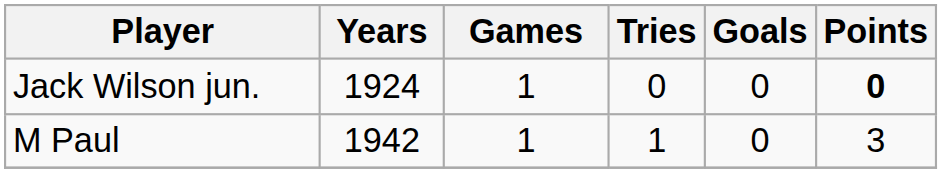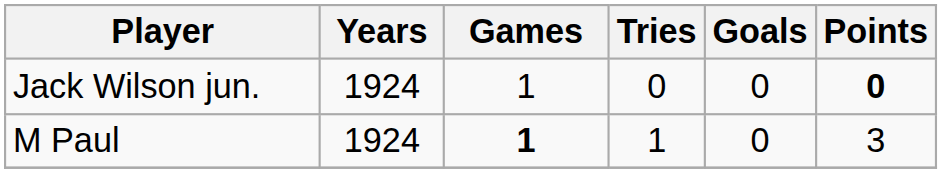(382, 140) 1942 -> (382, 140) 1924
(526, 140) normal -> (526, 140) bold
